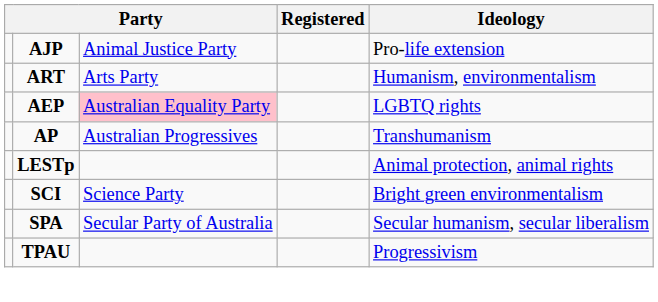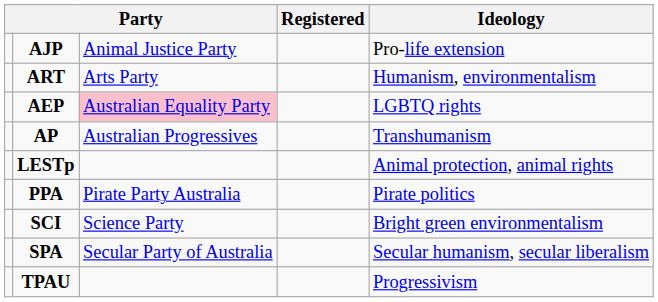+ row: (46, 194)
